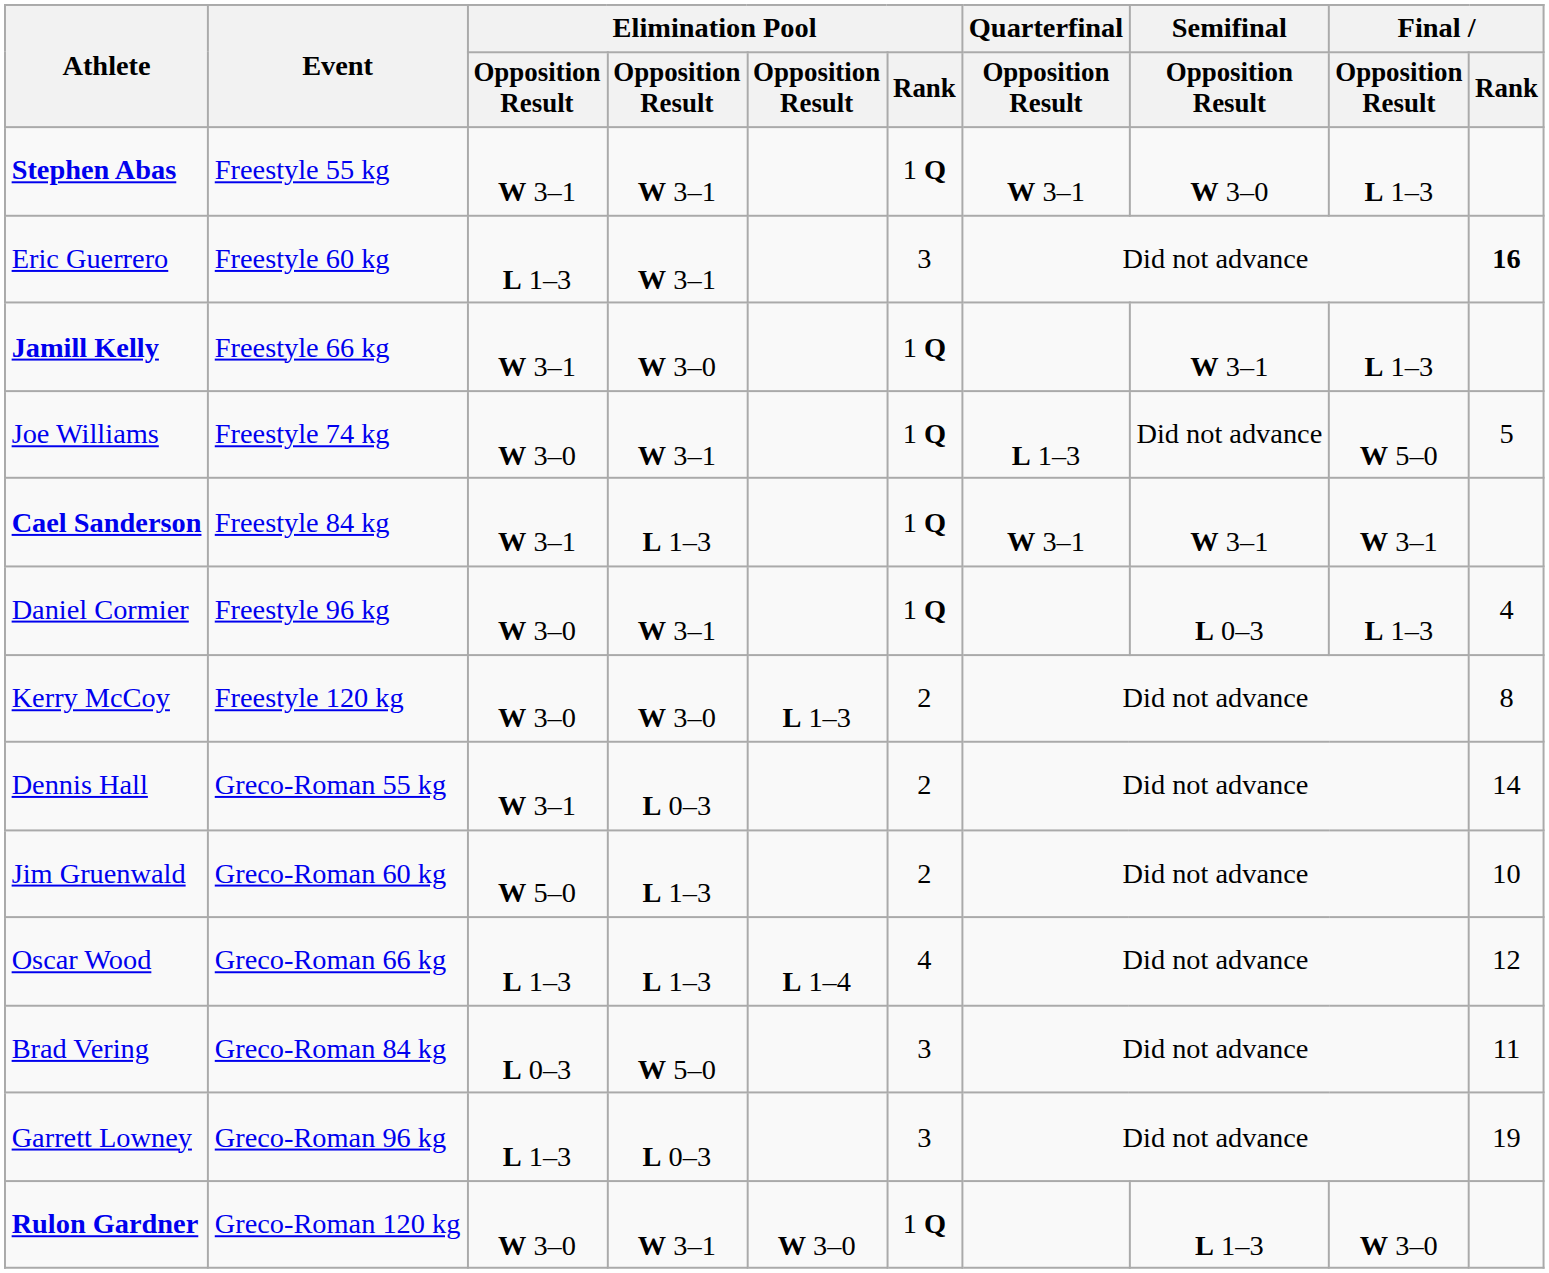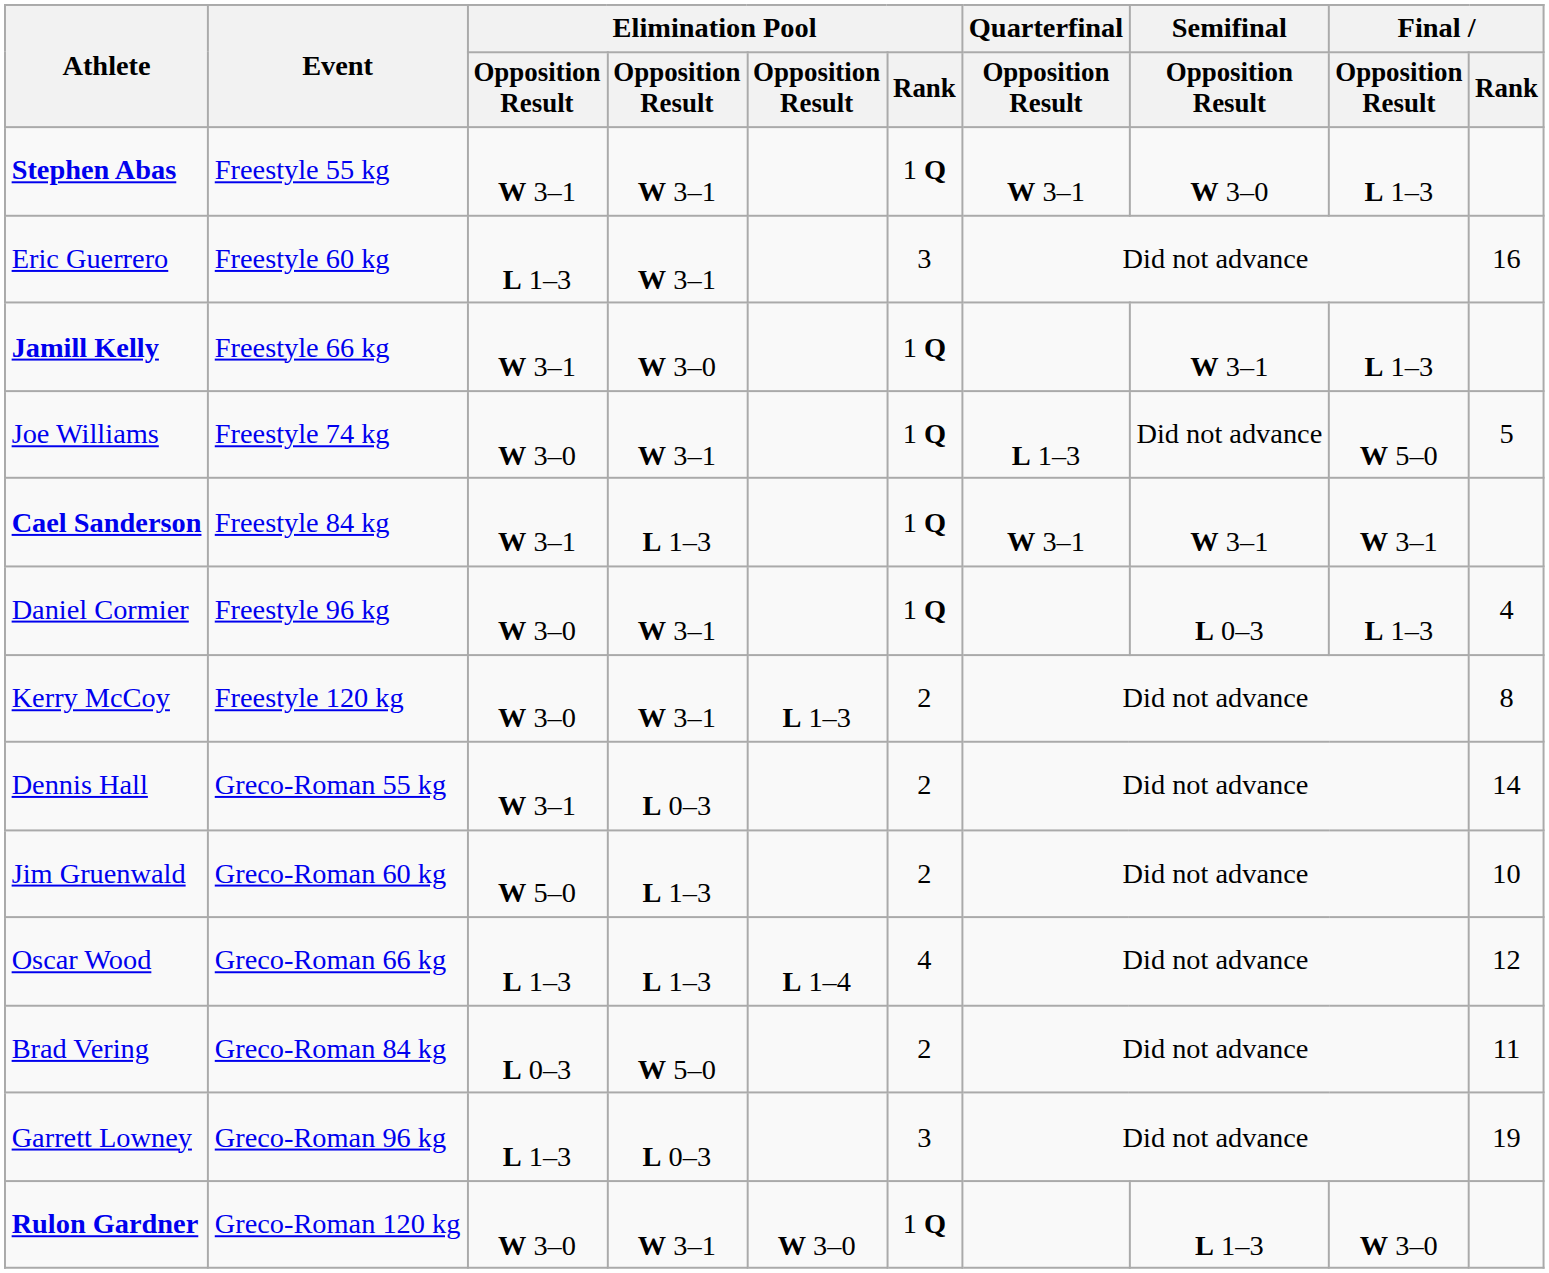(1507, 259) bold -> (1507, 259) normal
(677, 718) W 3–0 -> (677, 718) W 3–1
(924, 1048) 3 -> (924, 1048) 2
